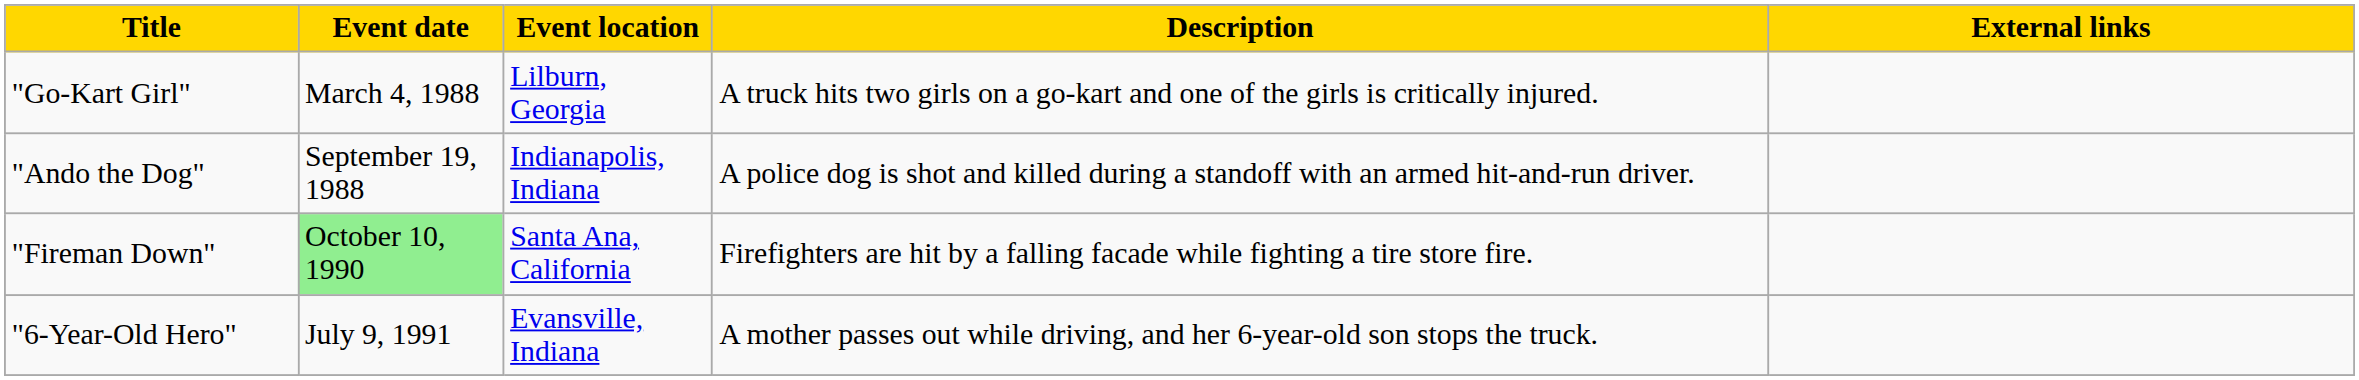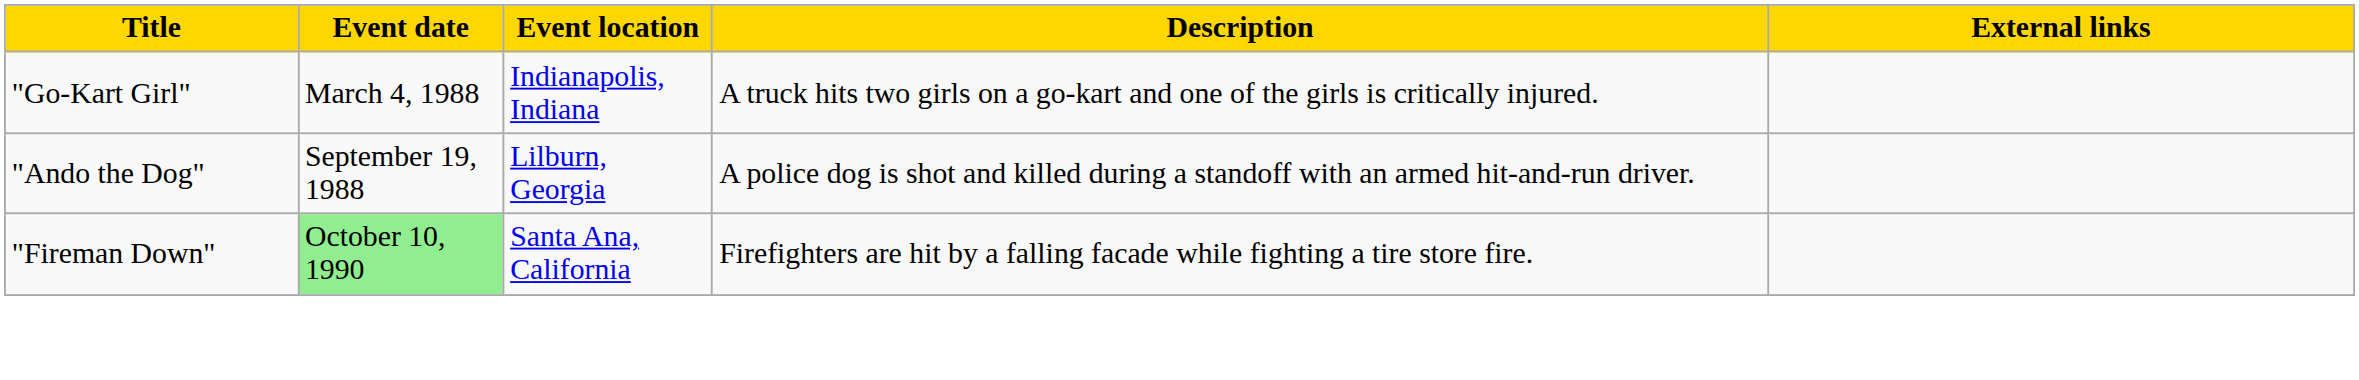(559, 92) Lilburn, Georgia -> (587, 92) Indianapolis, Indiana
(587, 172) Indianapolis, Indiana -> (559, 172) Lilburn, Georgia
- row: (124, 334)
